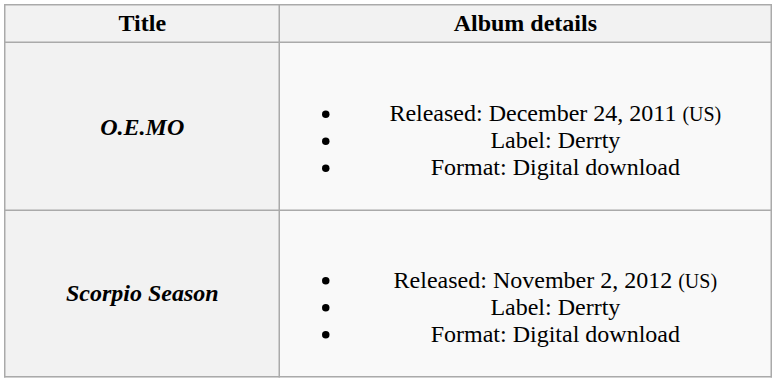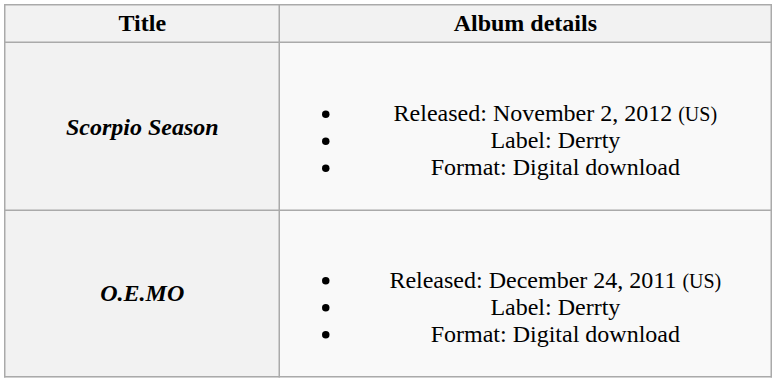rows swapped: (142, 126) <-> (142, 293)
